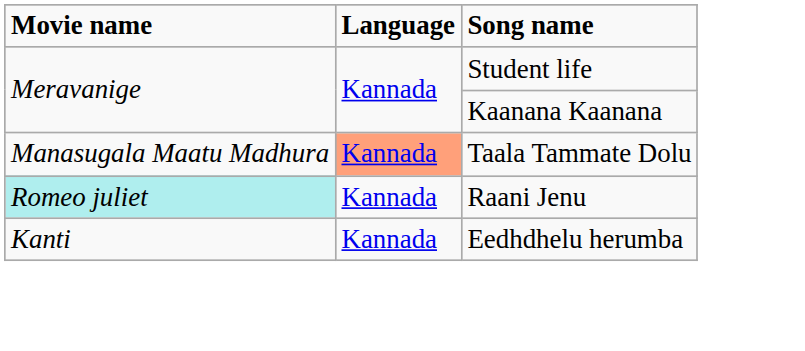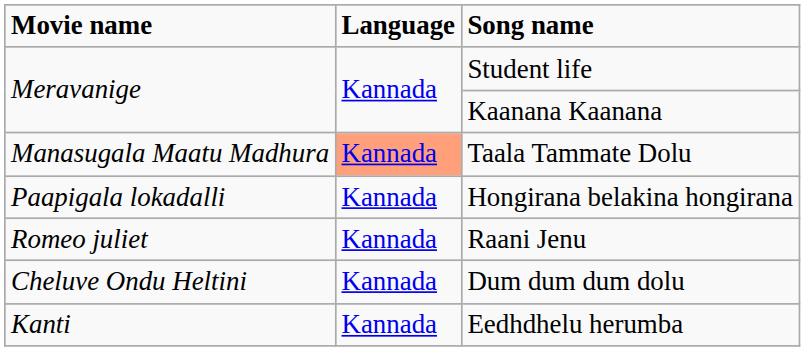+ row: (630, 196)
(79, 196) paleturquoise background -> (79, 238) no background
+ row: (576, 281)
